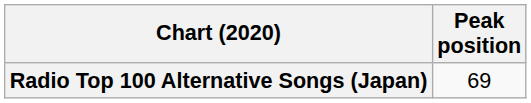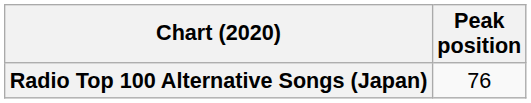(479, 80) 69 -> (479, 80) 76
